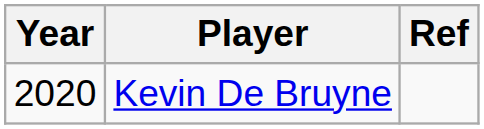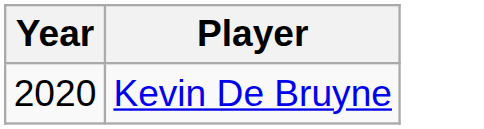- column: (439, 33)
